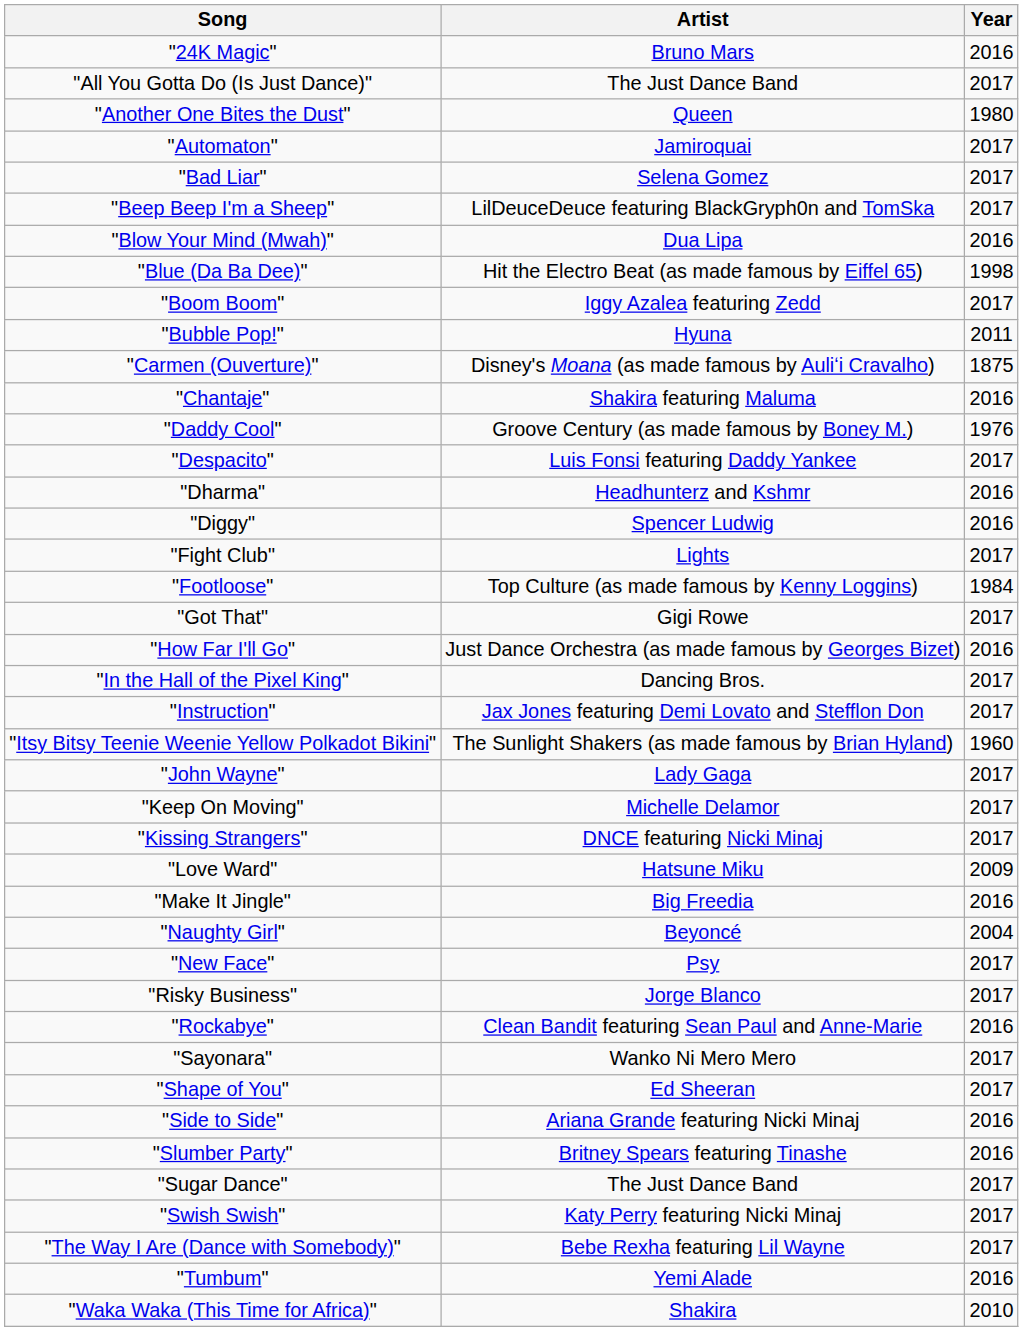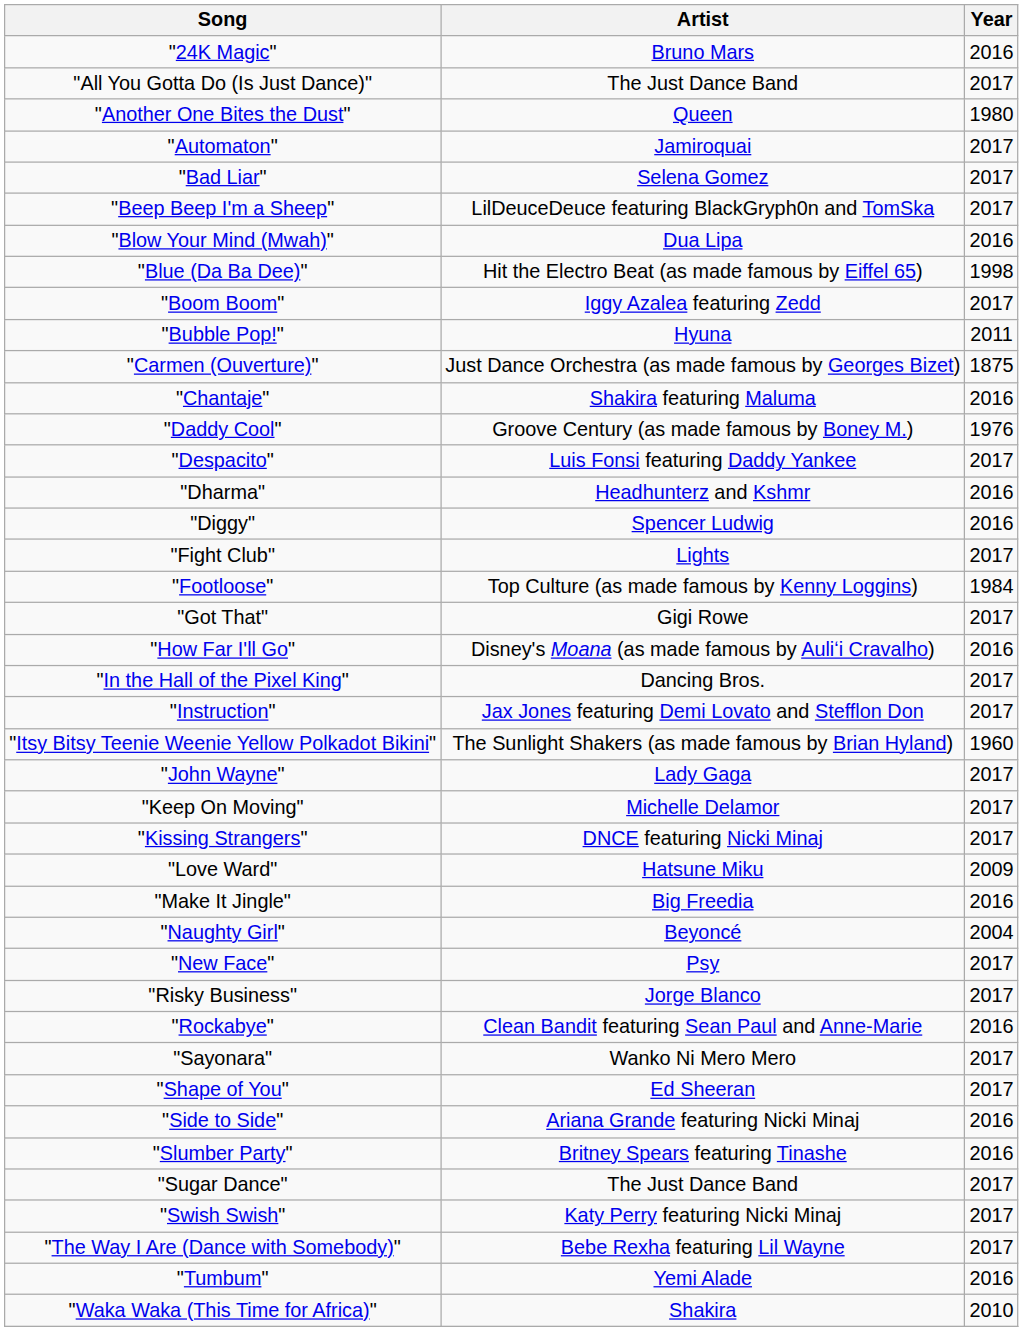(703, 366) Disney's Moana (as made famous by Auliʻi Cravalho) -> (703, 366) Just Dance Orchestra (as made famous by Georges Bizet)
(703, 649) Just Dance Orchestra (as made famous by Georges Bizet) -> (703, 649) Disney's Moana (as made famous by Auliʻi Cravalho)
